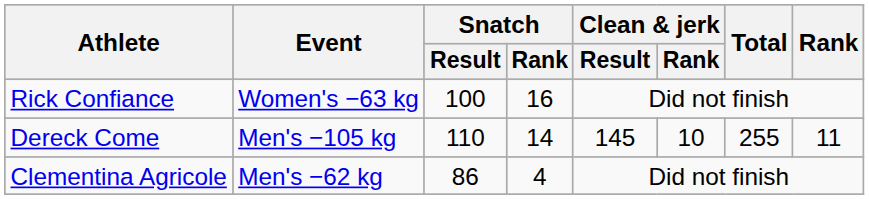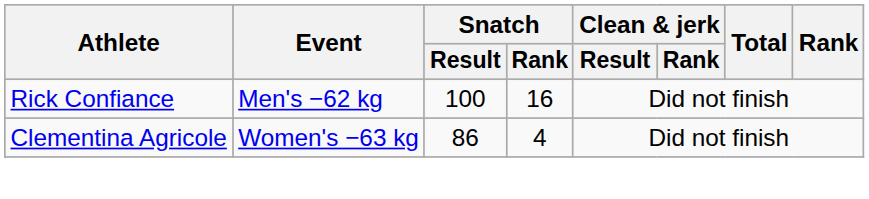(329, 99) Women's −63 kg -> (311, 99) Men's −62 kg
- row: (85, 138)
(311, 176) Men's −62 kg -> (329, 138) Women's −63 kg
